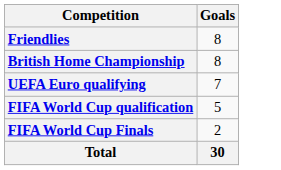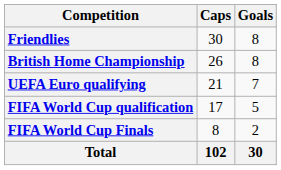+ column: (216, 15)
